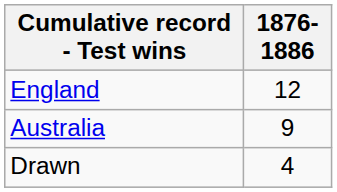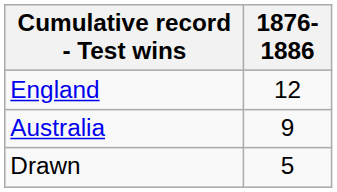(288, 166) 4 -> (288, 166) 5
